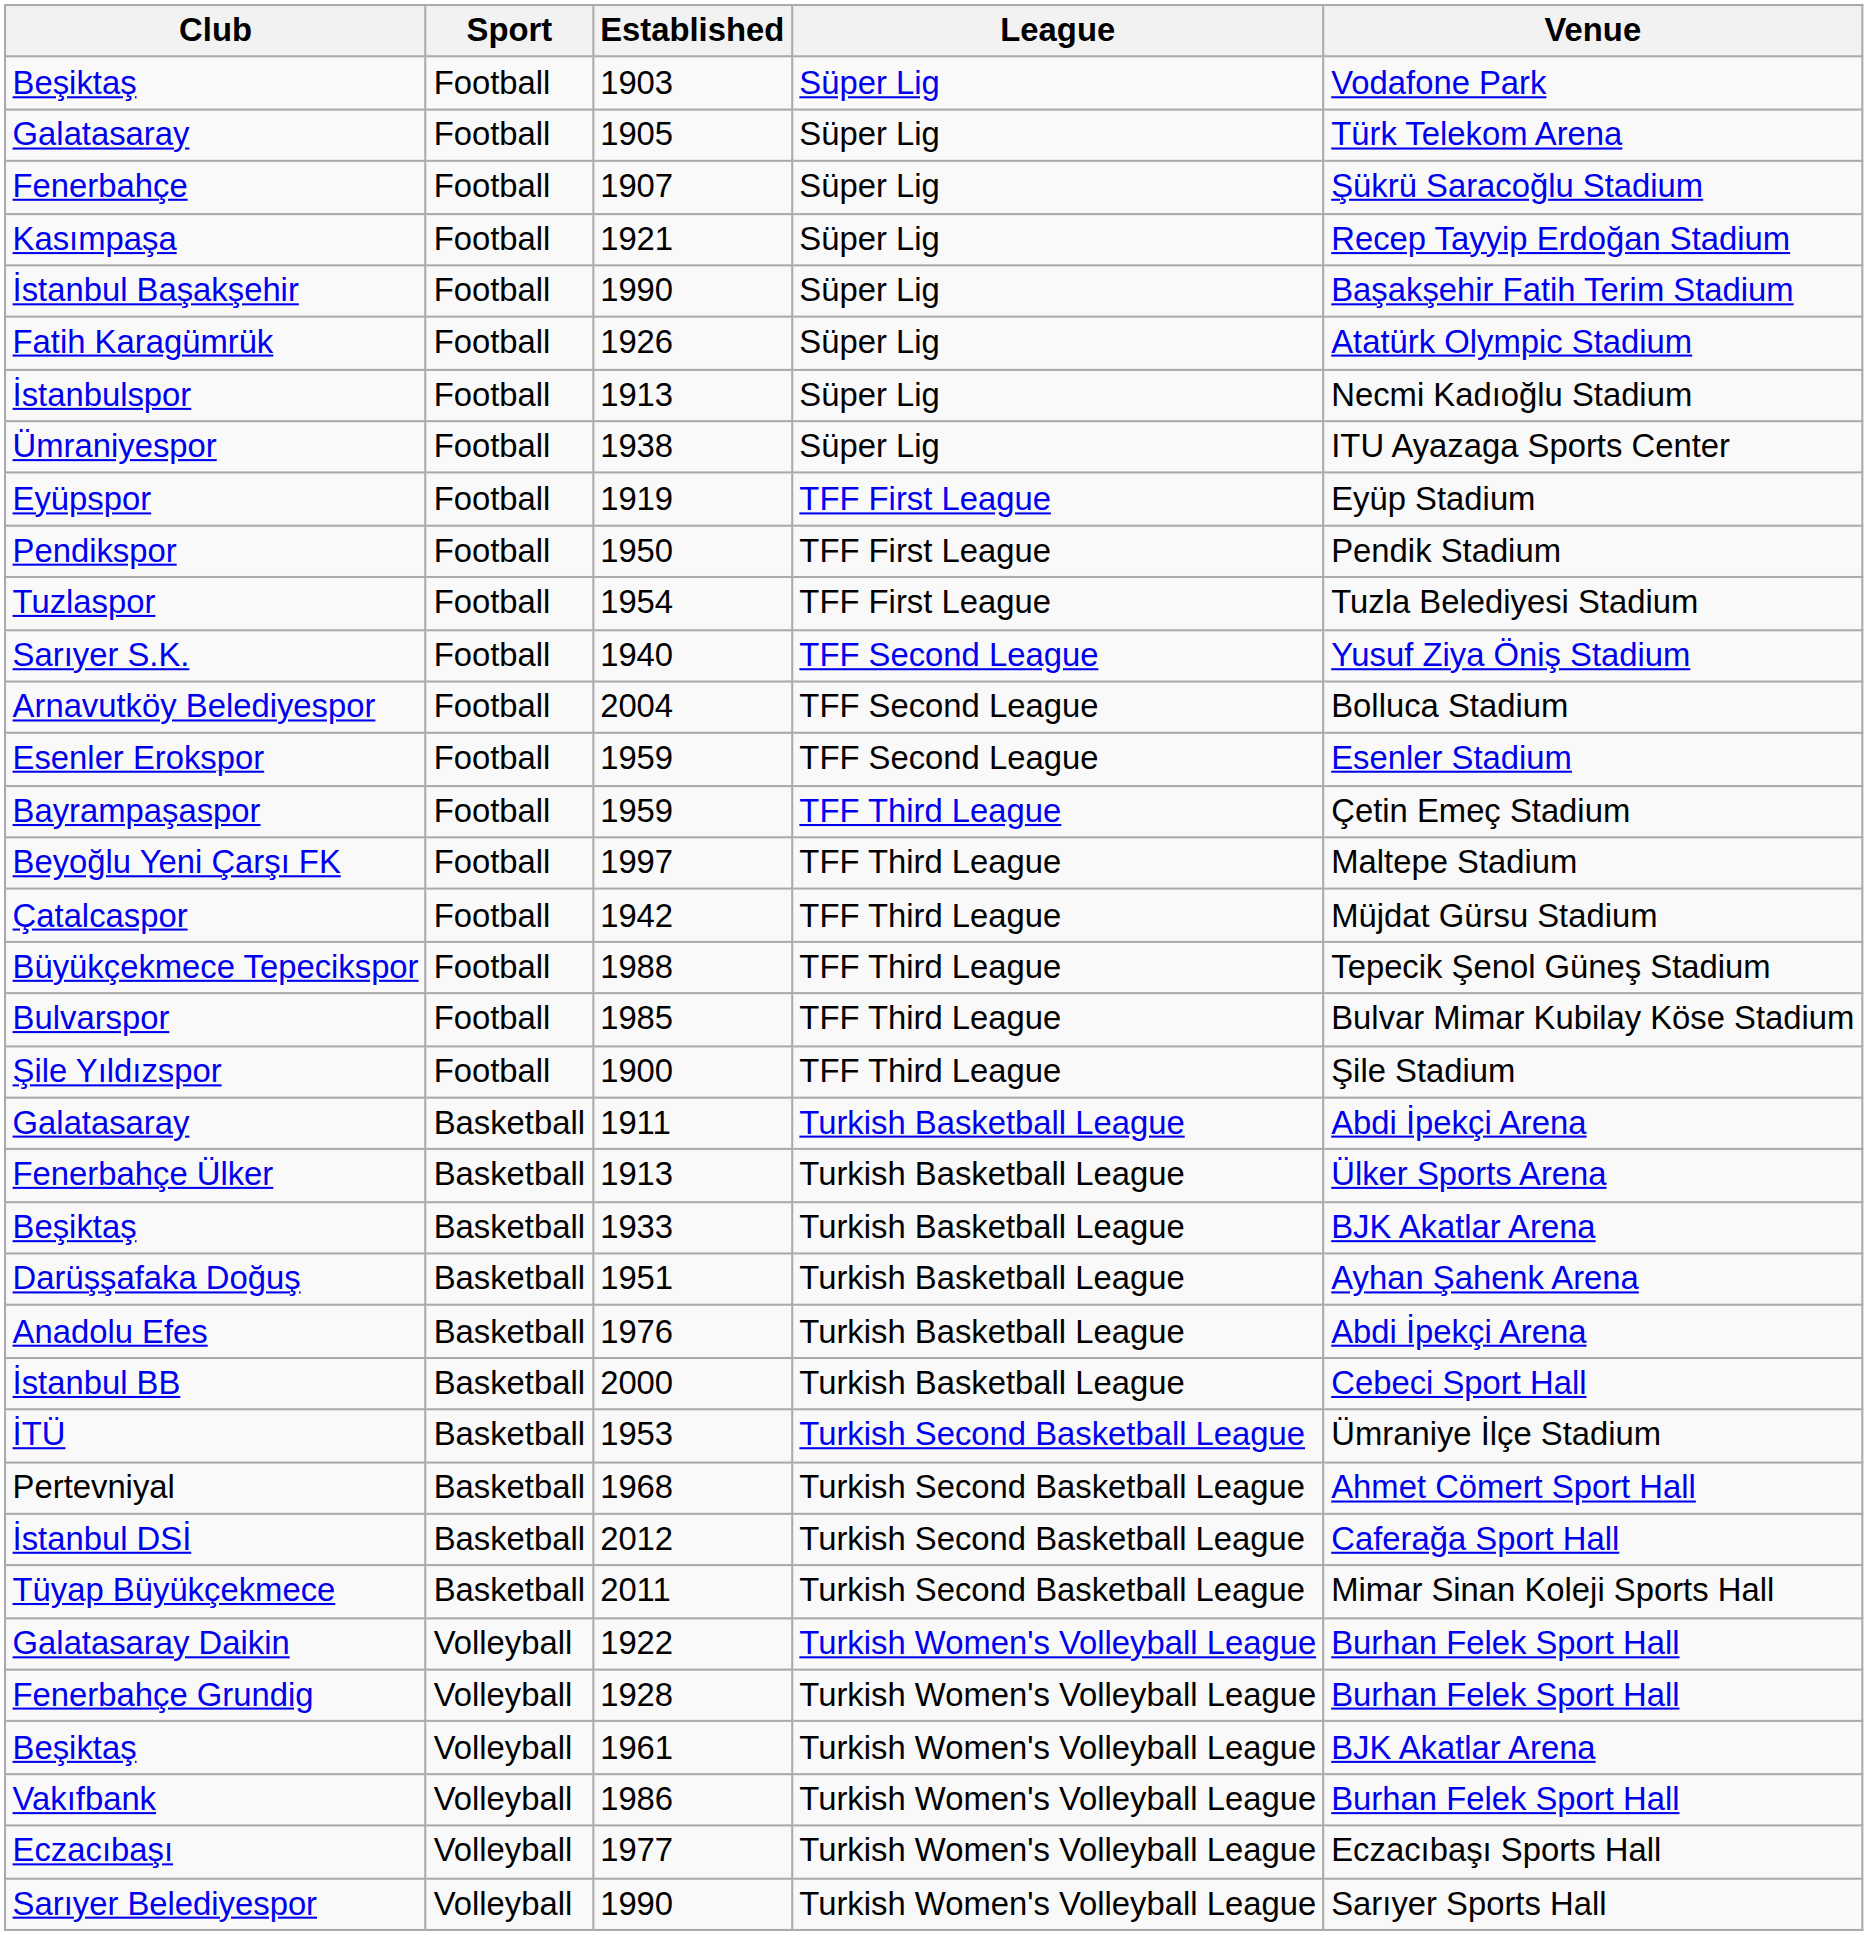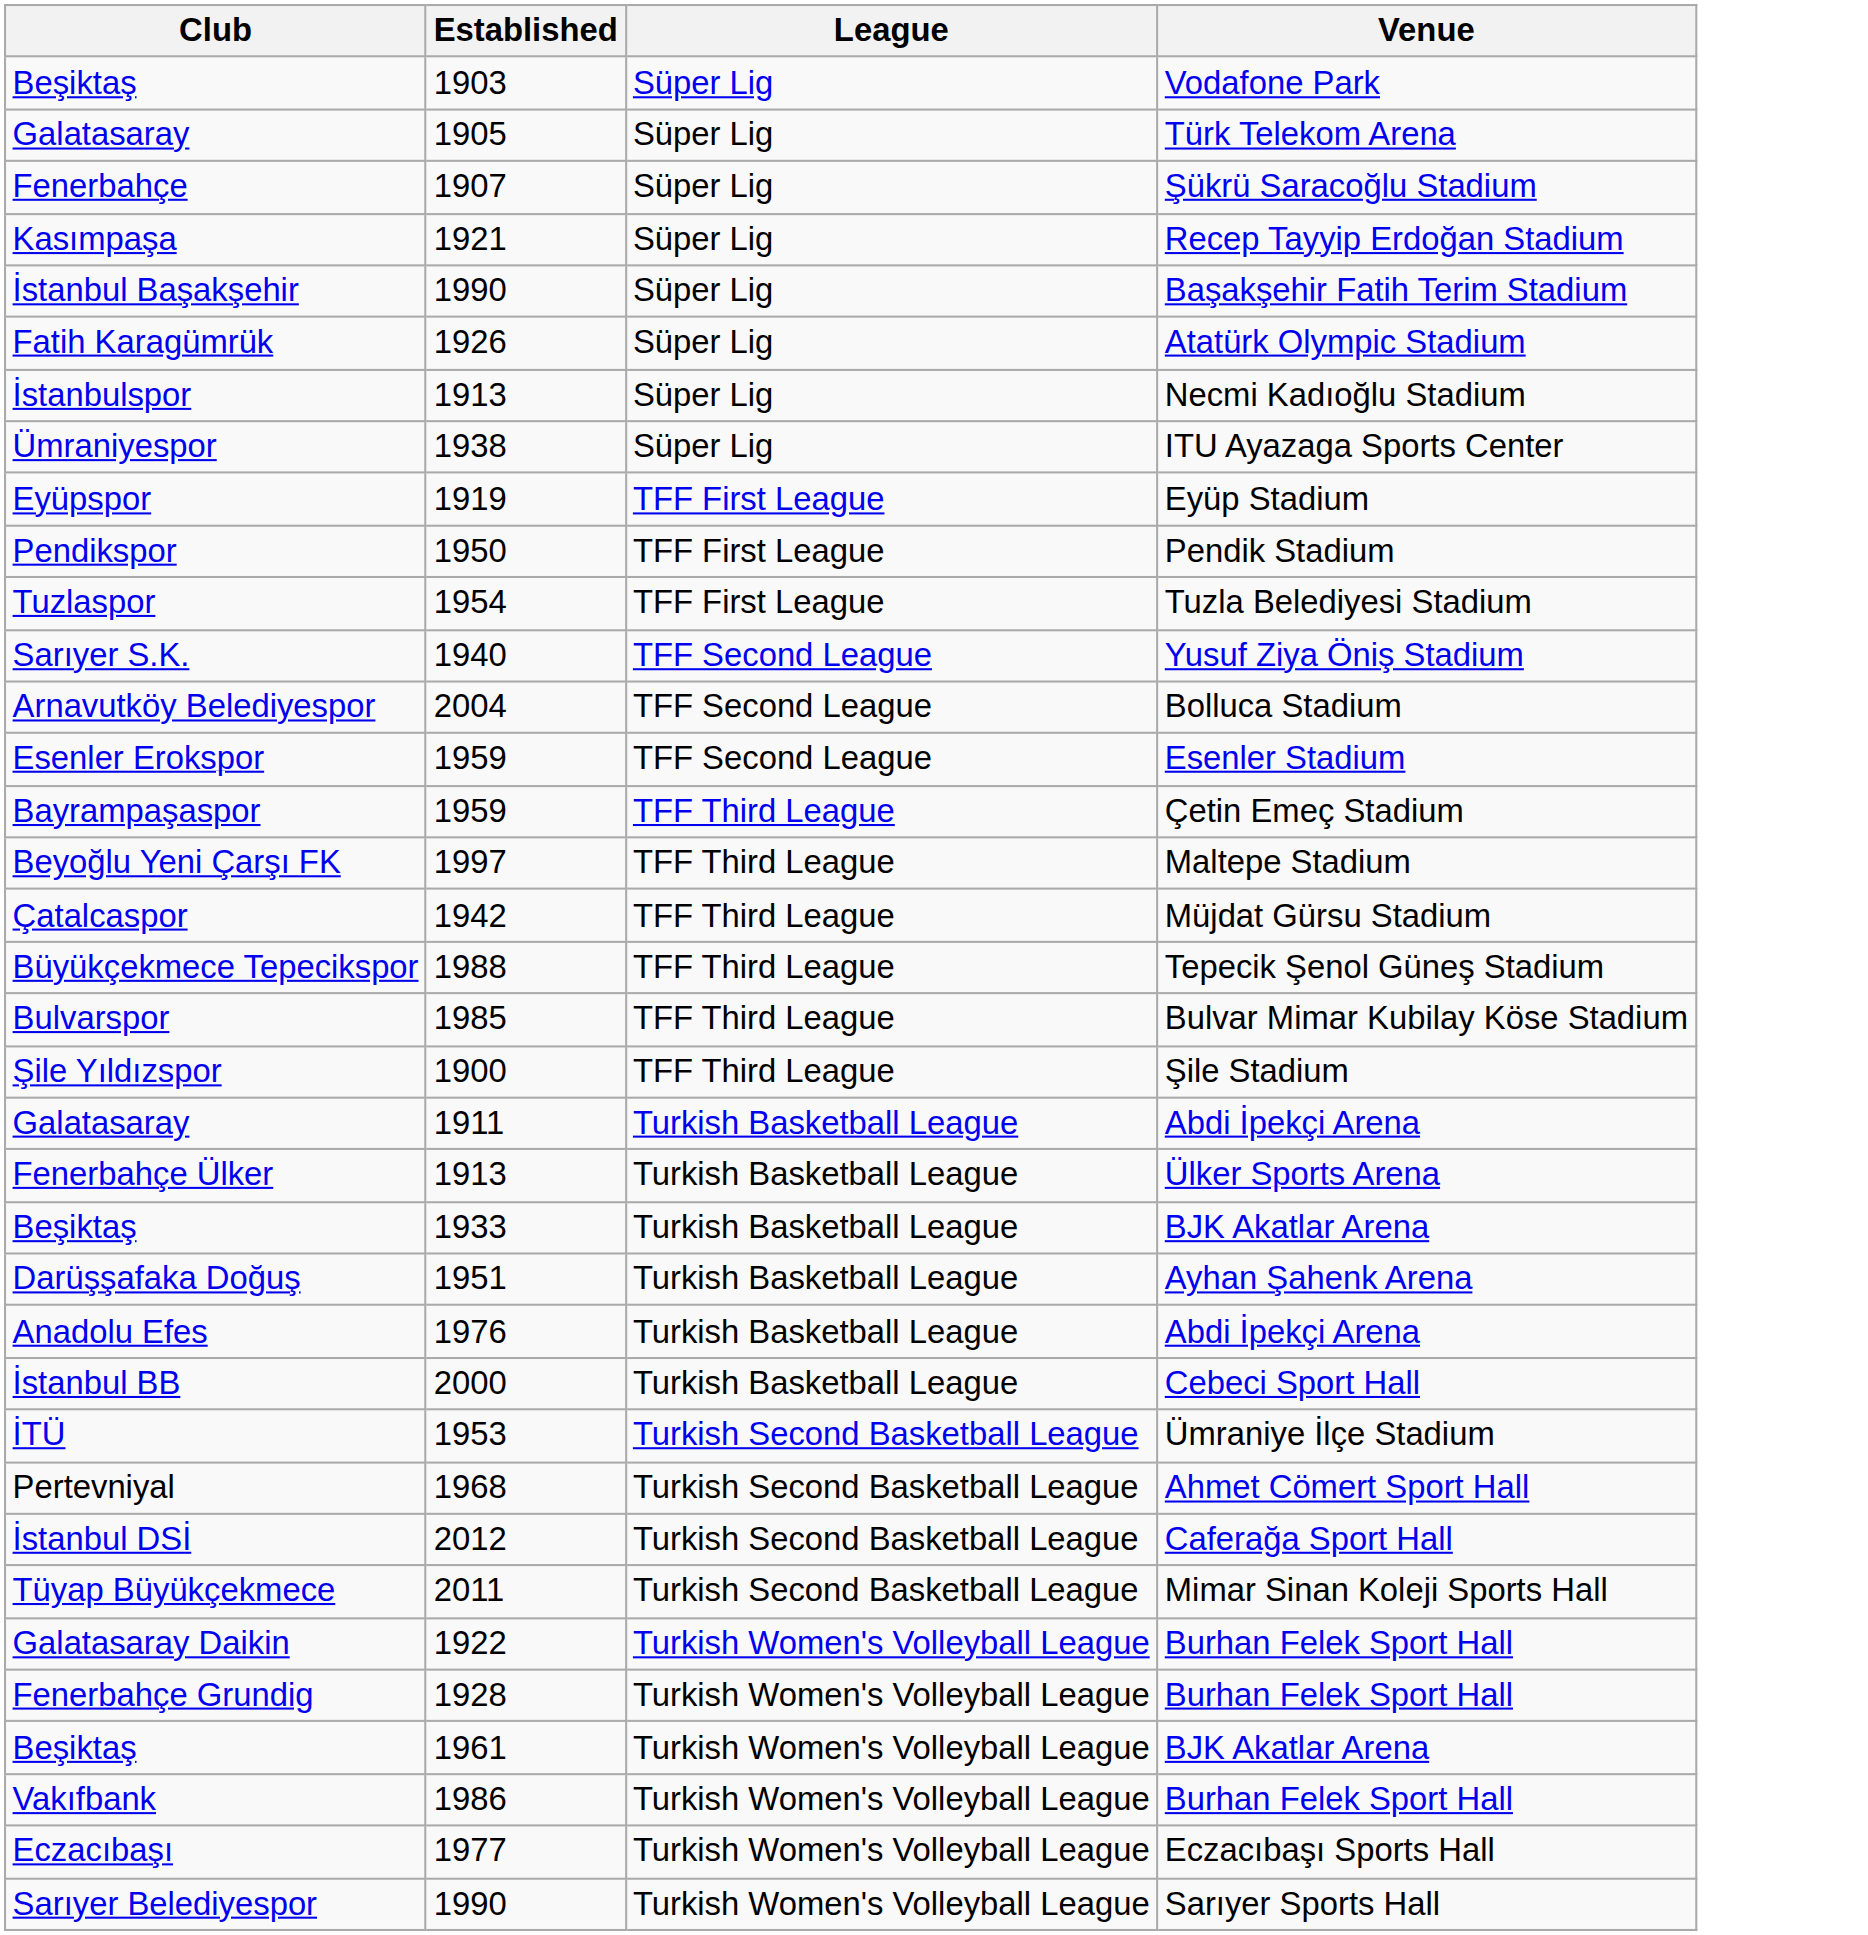- column: (509, 30)
